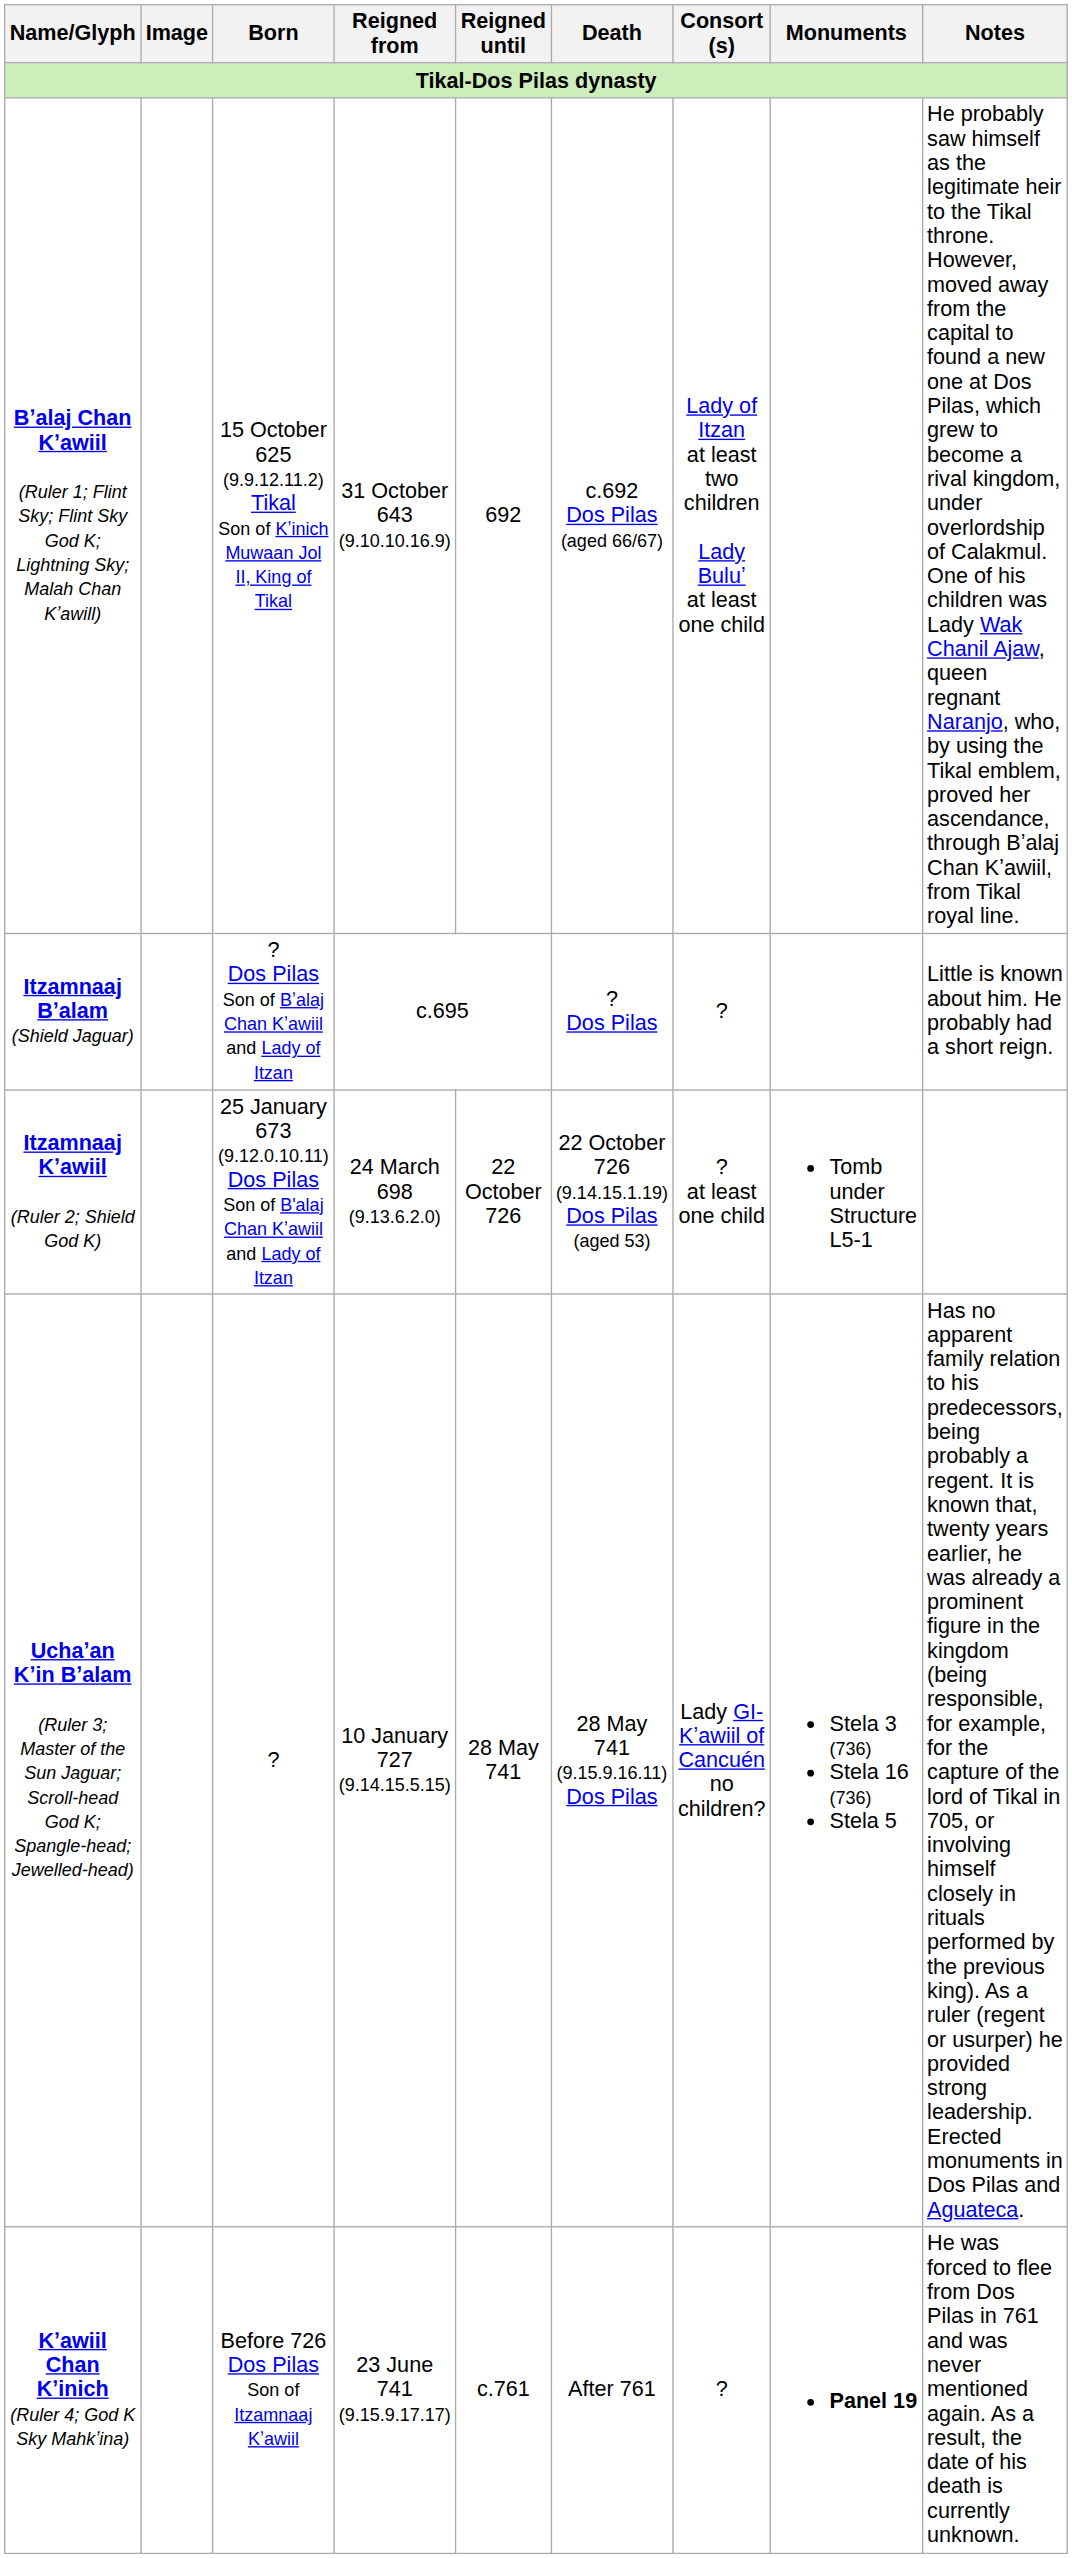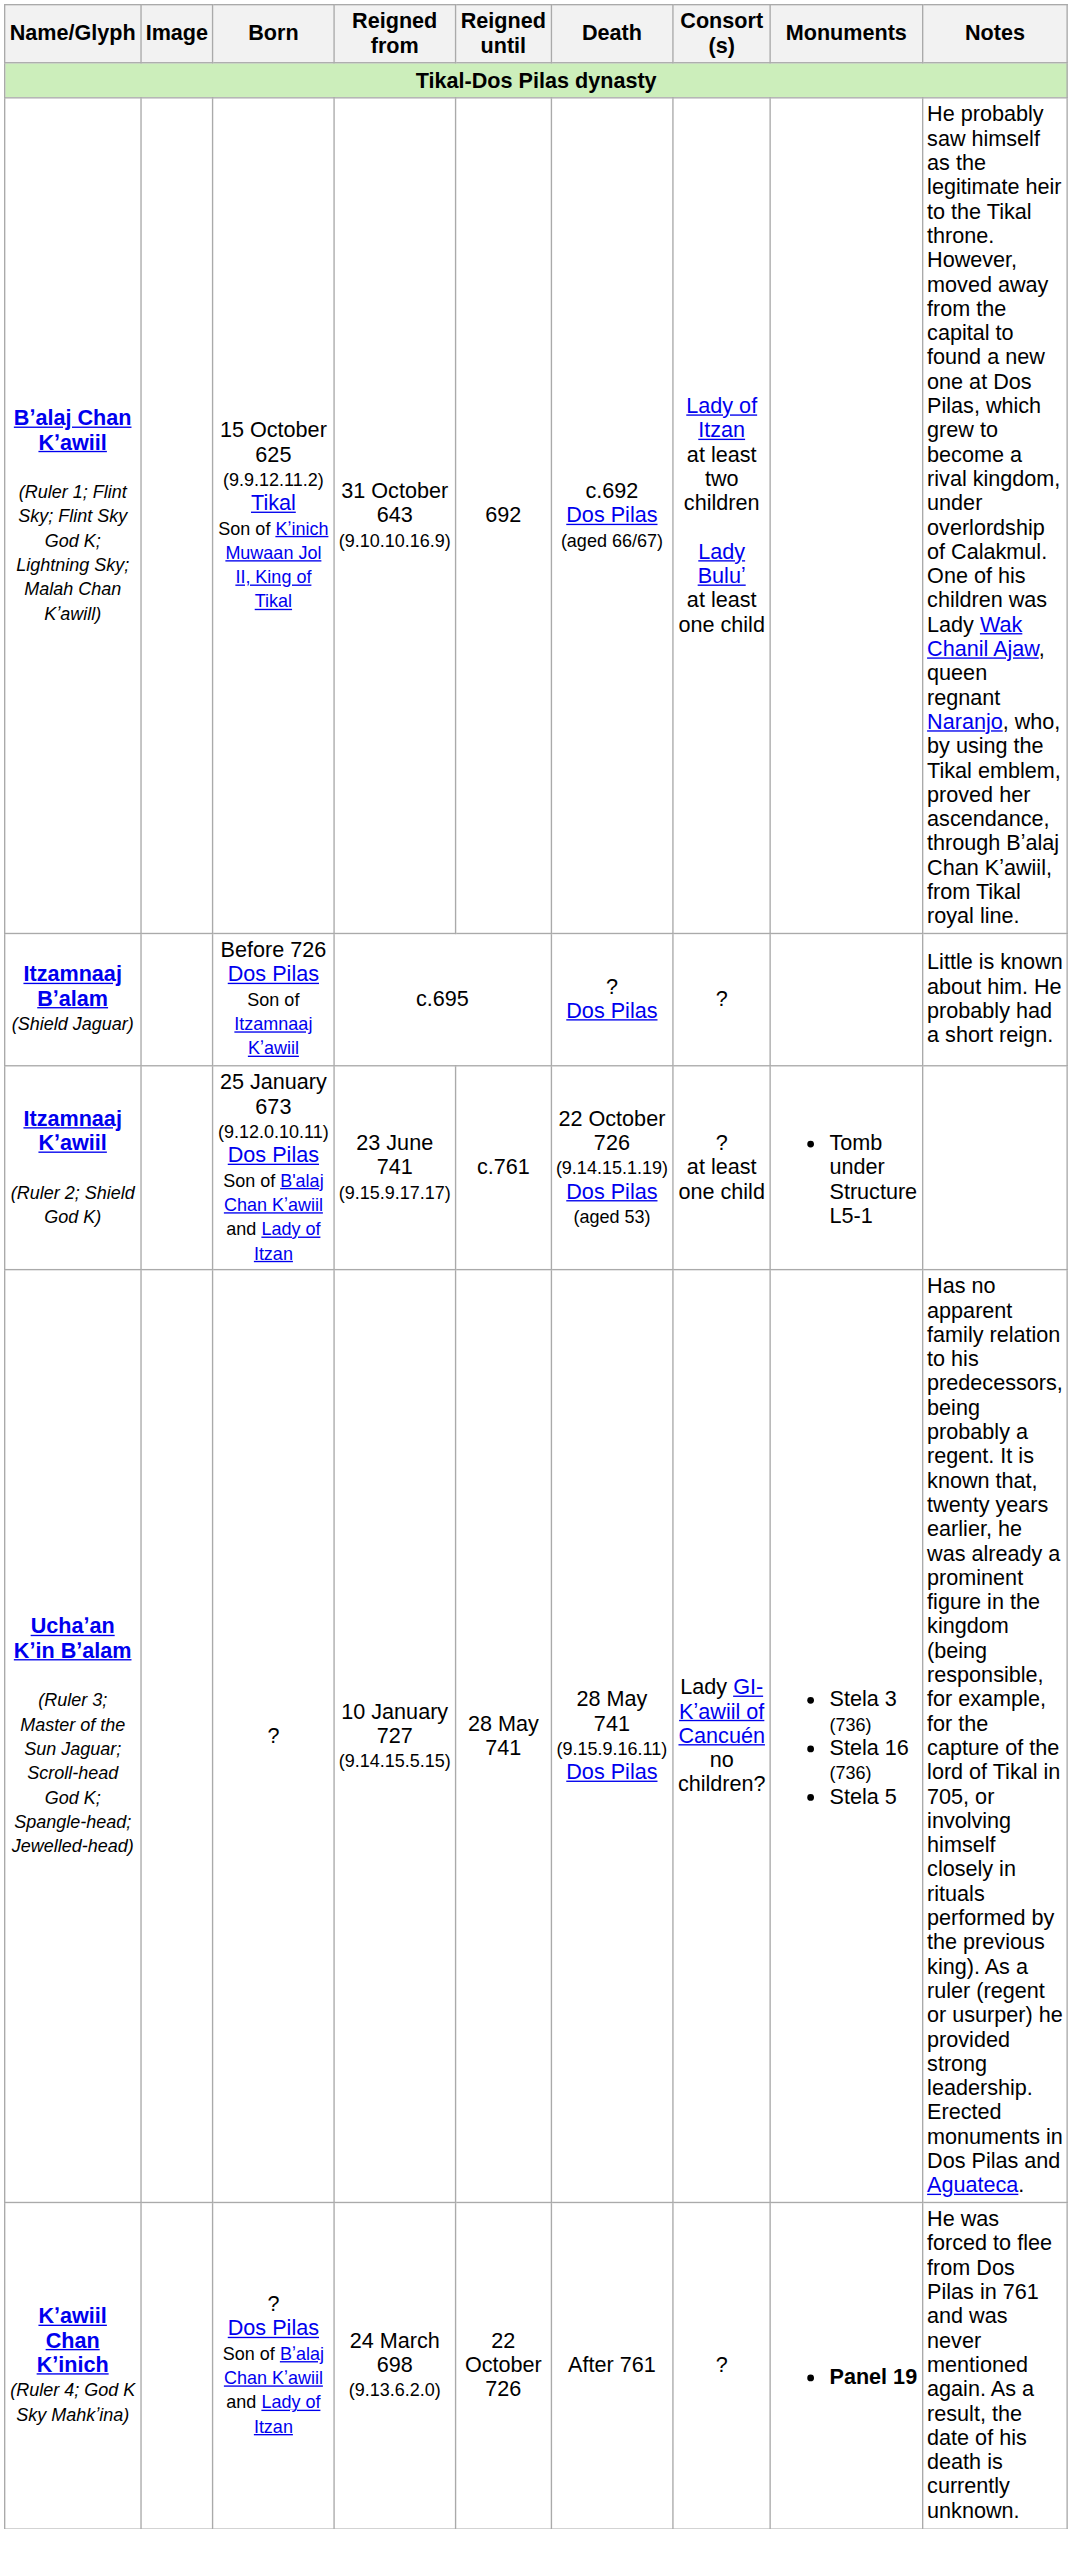(273, 1011) ? Dos Pilas Son of Bʼalaj Chan Kʼawiil and Lady of Itzan -> (273, 999) Before 726 Dos Pilas Son of Itzamnaaj Kʼawiil
(395, 1191) 24 March 698 (9.13.6.2.0) -> (395, 1167) 23 June 741 (9.15.9.17.17)
(503, 1191) 22 October 726 -> (503, 1167) c.761
(273, 2389) Before 726 Dos Pilas Son of Itzamnaaj Kʼawiil -> (273, 2365) ? Dos Pilas Son of Bʼalaj Chan Kʼawiil and Lady of Itzan
(395, 2389) 23 June 741 (9.15.9.17.17) -> (395, 2365) 24 March 698 (9.13.6.2.0)
(503, 2389) c.761 -> (503, 2365) 22 October 726
